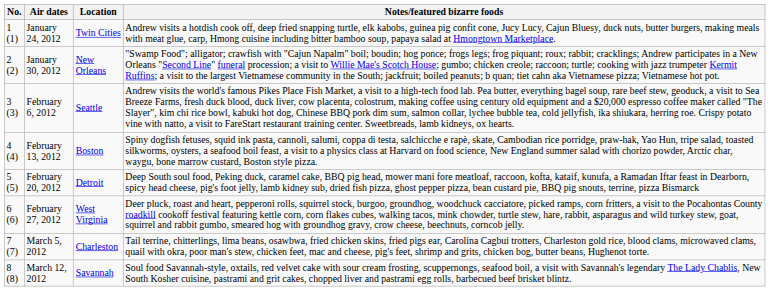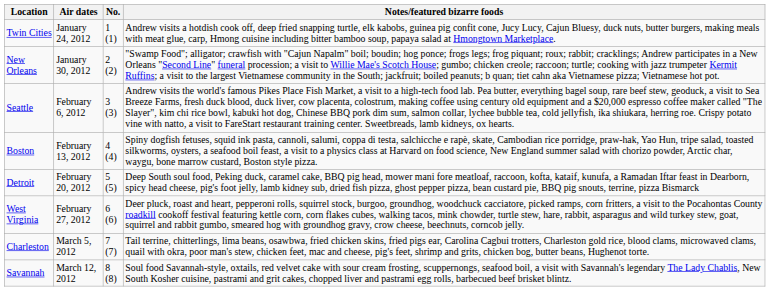columns swapped: (14, 12) <-> (98, 12)
